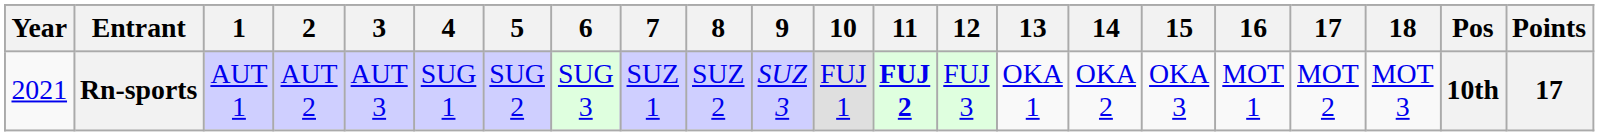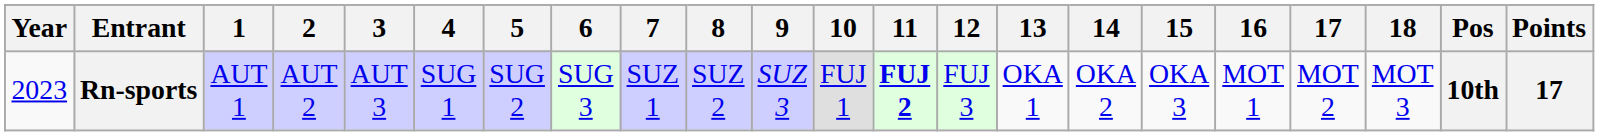(39, 90) 2021 -> (39, 90) 2023
